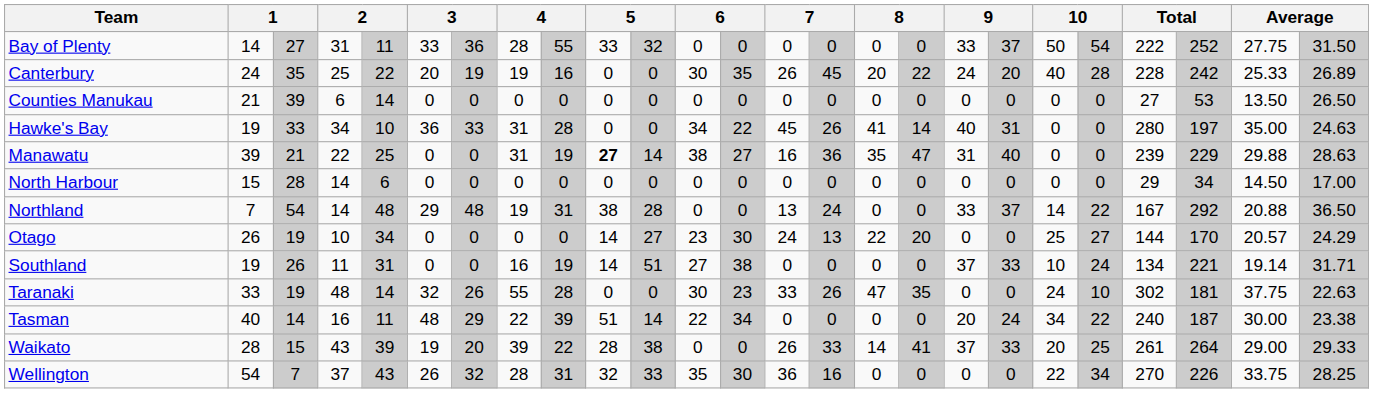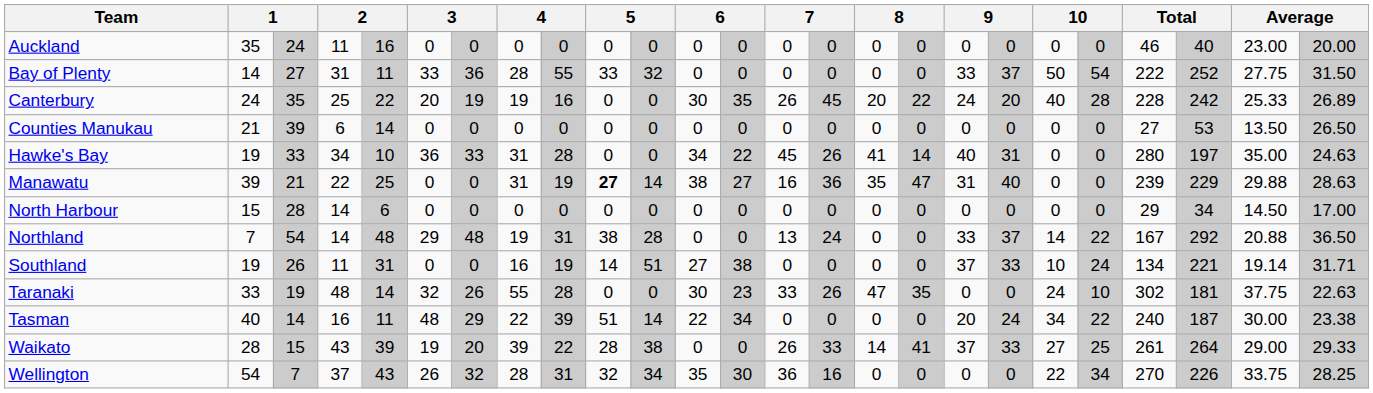+ row: (44, 45)
- row: (32, 237)
(1055, 347) 20 -> (1055, 347) 27
(653, 374) 33 -> (653, 374) 34
